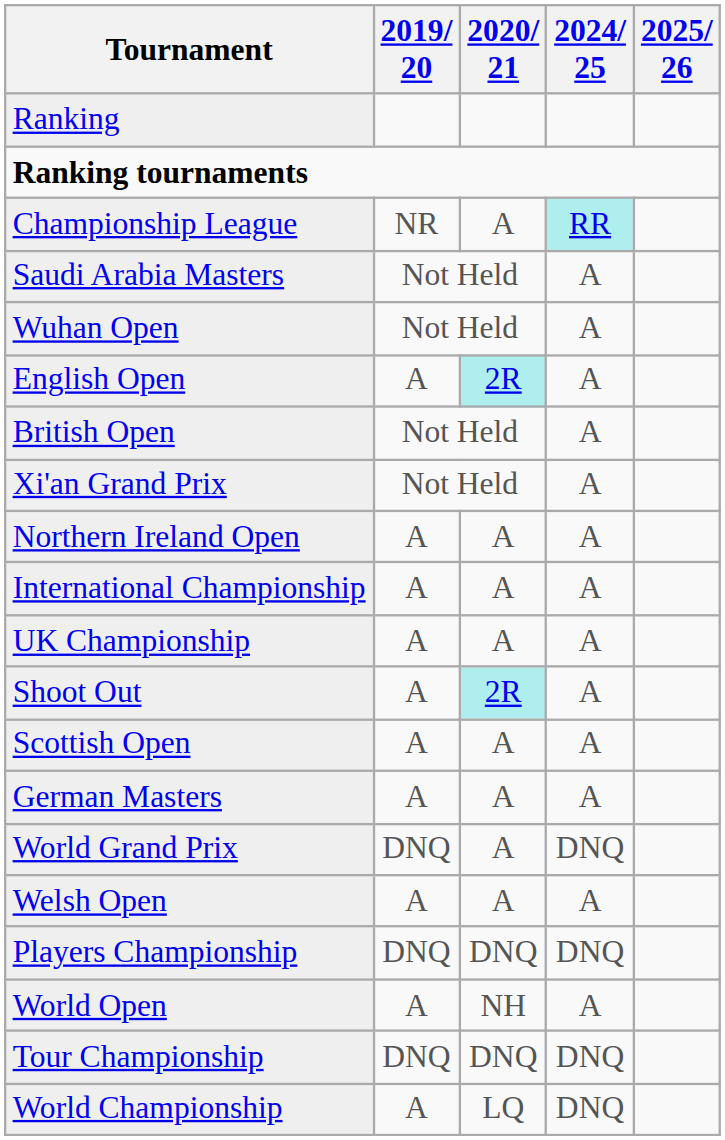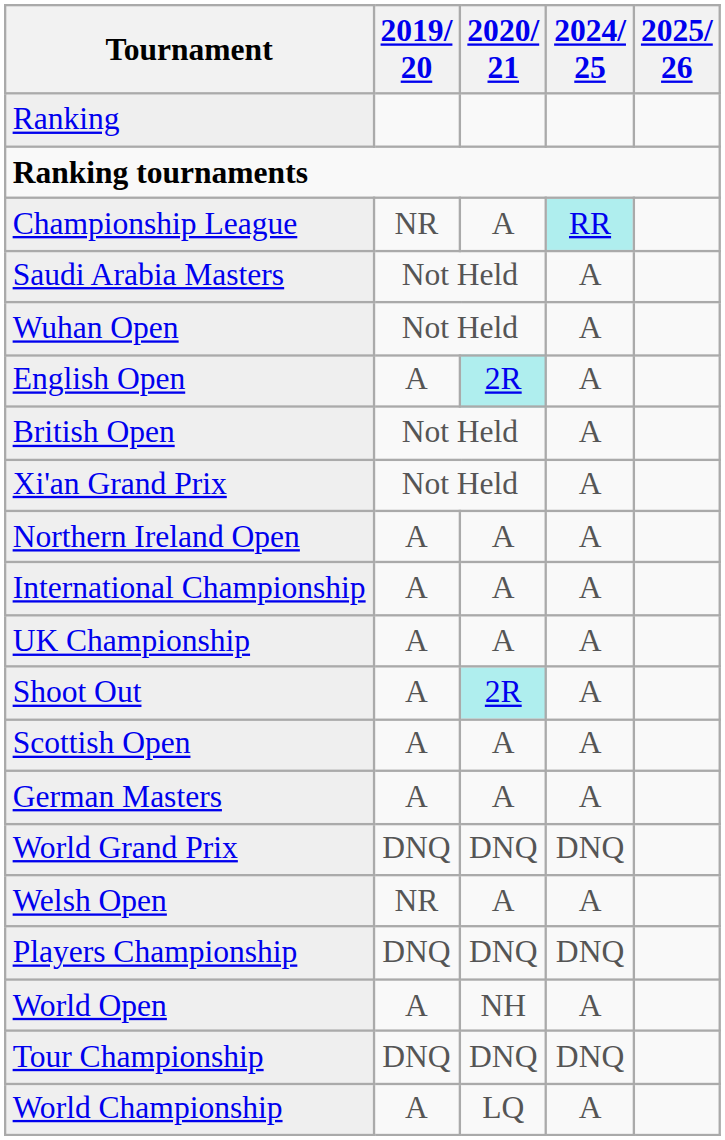(503, 848) A -> (503, 848) DNQ
(416, 900) A -> (416, 900) NR
(590, 1108) DNQ -> (590, 1108) A
